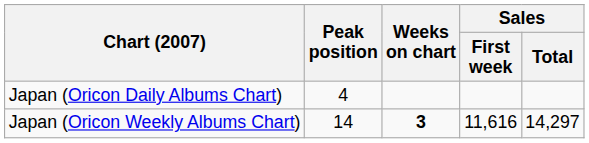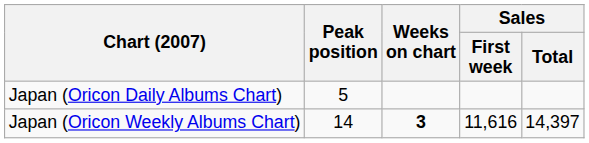(343, 94) 4 -> (343, 94) 5
(553, 123) 14,297 -> (553, 123) 14,397
